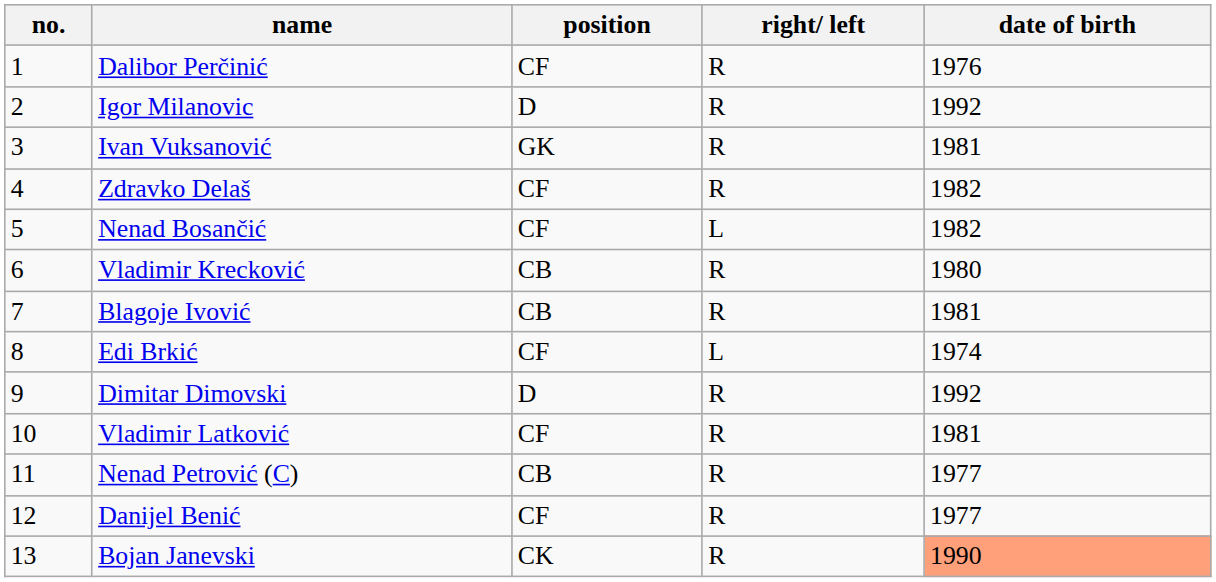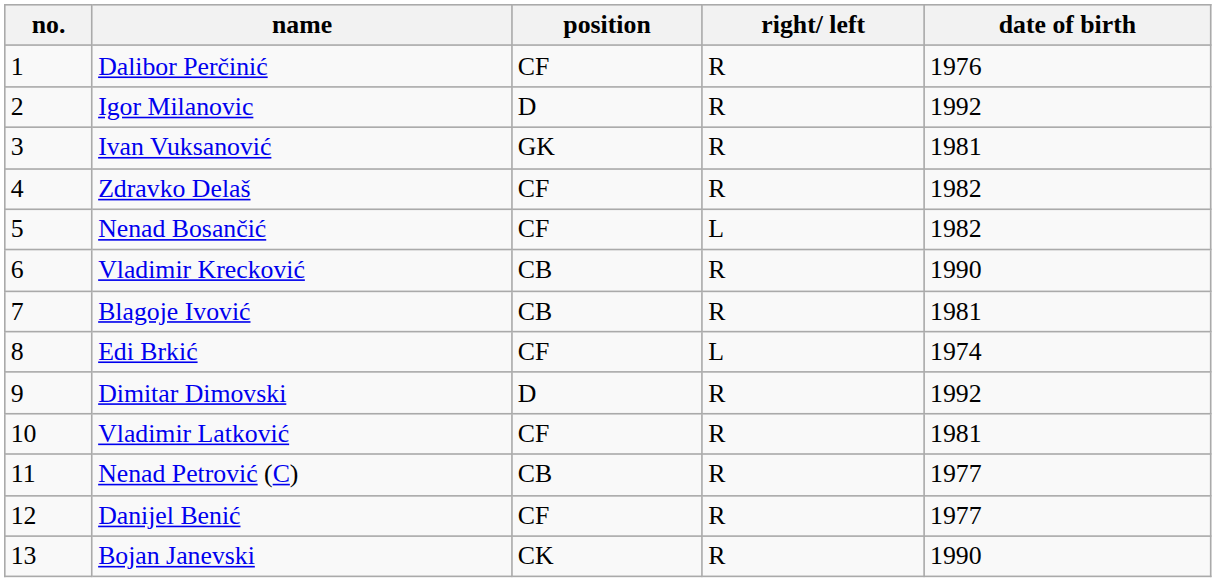(956, 270) 1980 -> (956, 270) 1990
(956, 556) lightsalmon background -> (956, 556) no background
